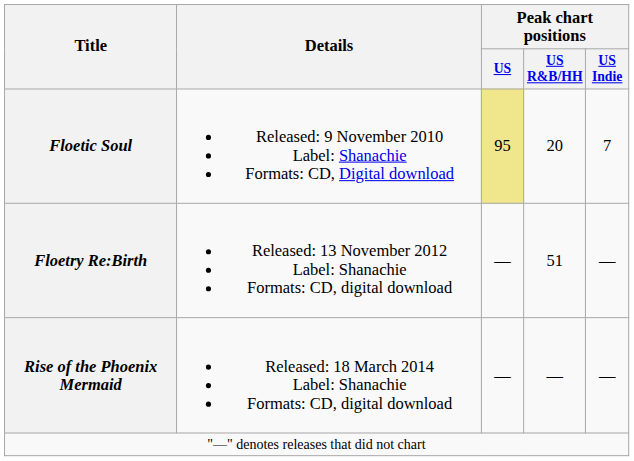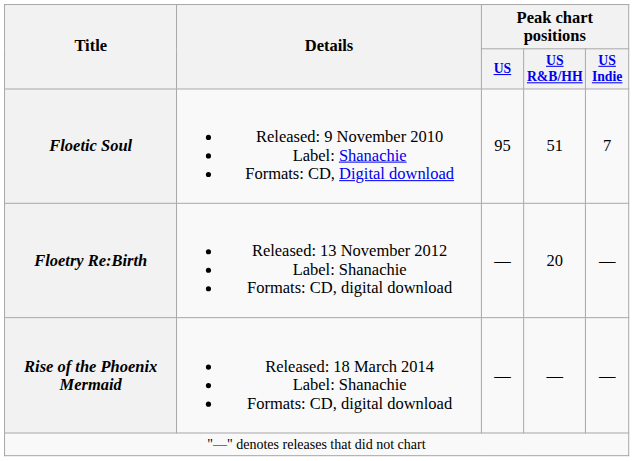(502, 145) khaki background -> (502, 145) no background
(555, 145) 20 -> (555, 145) 51
(555, 260) 51 -> (555, 260) 20
